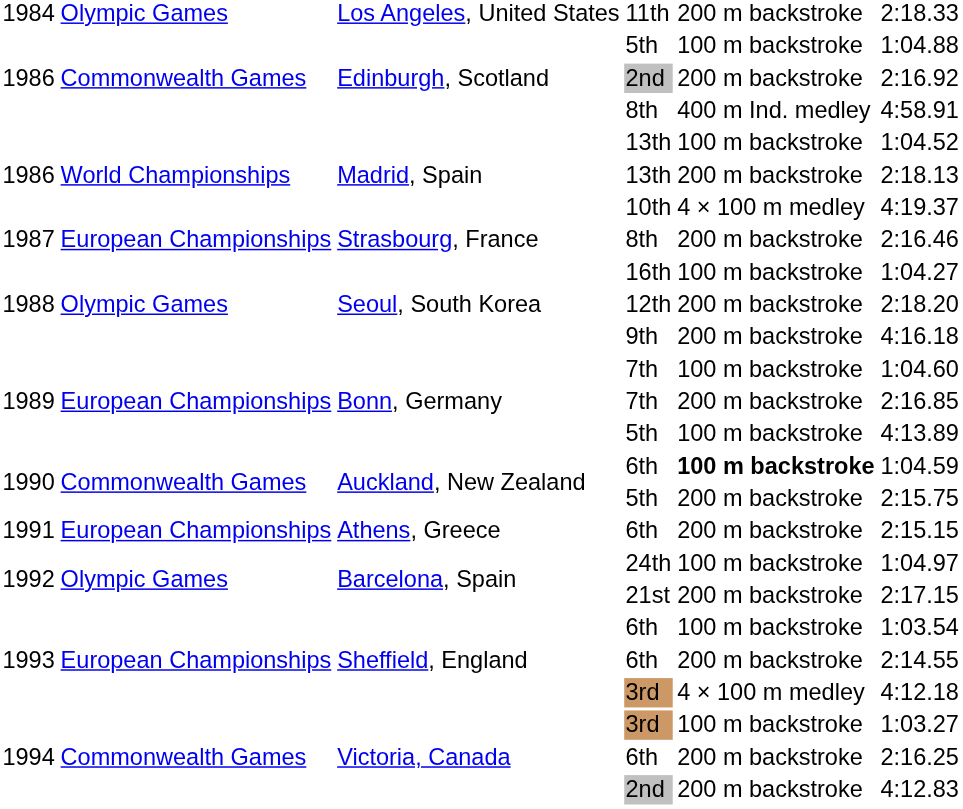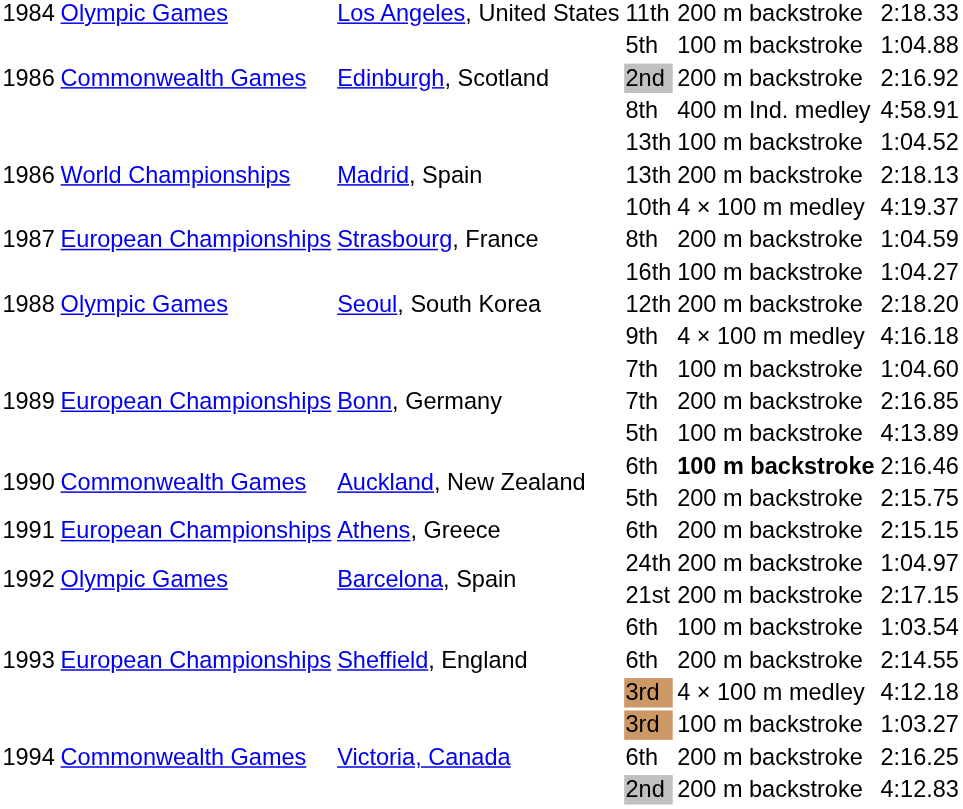(920, 239) 2:16.46 -> (920, 239) 1:04.59
(770, 336) 200 m backstroke -> (771, 336) 4 × 100 m medley
(920, 466) 1:04.59 -> (920, 466) 2:16.46
(770, 563) 100 m backstroke -> (770, 563) 200 m backstroke
